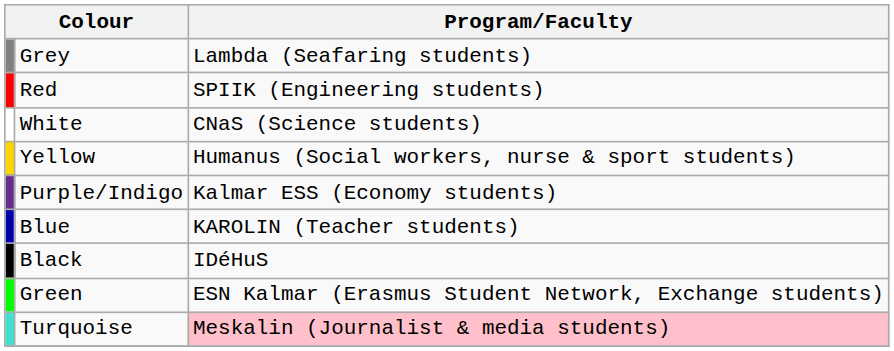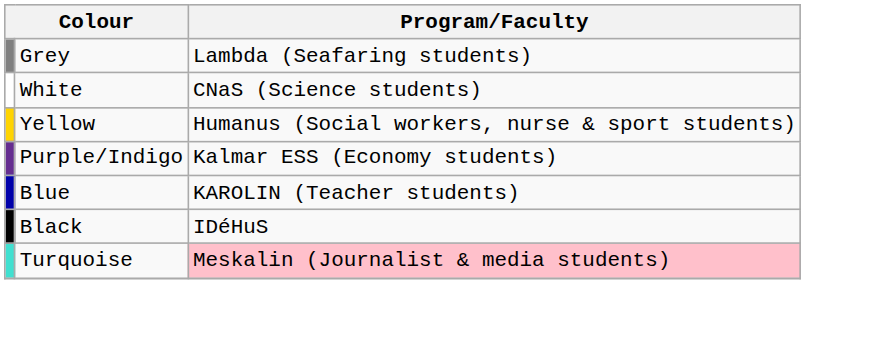- row: (39, 90)
- row: (51, 295)
